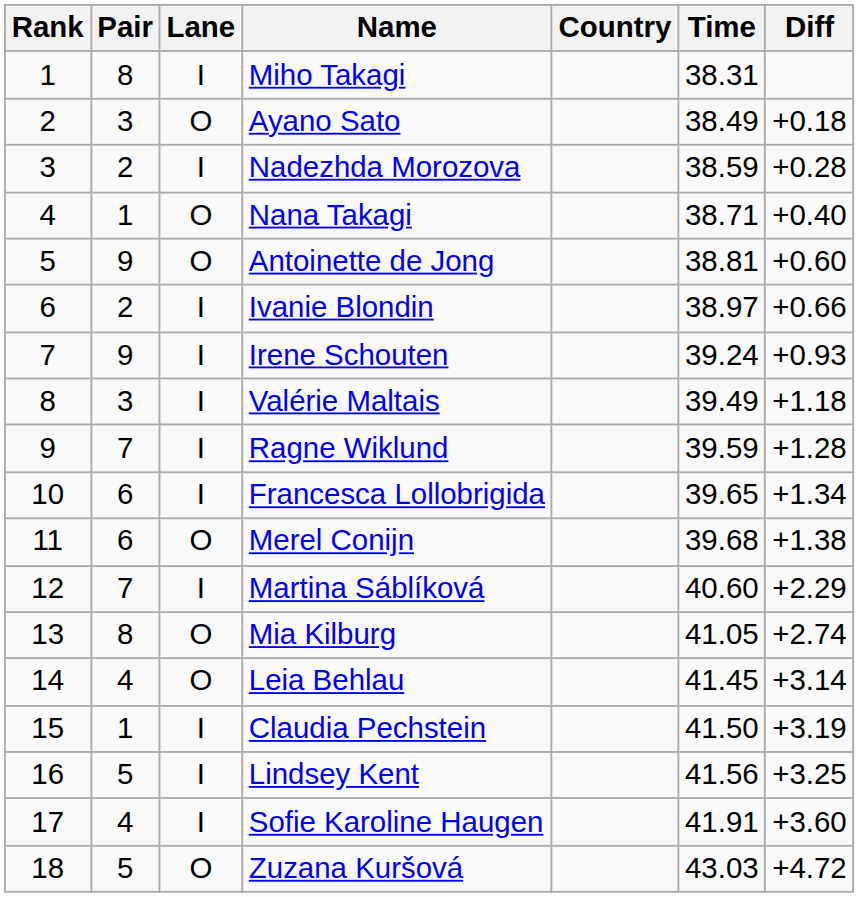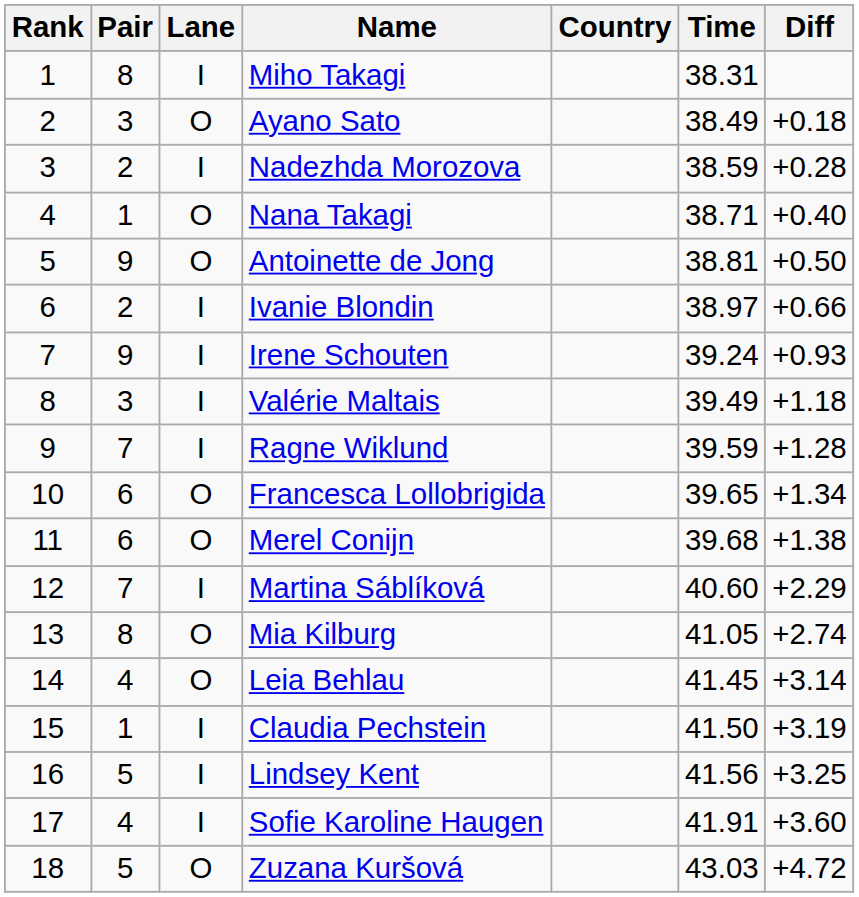(809, 261) +0.60 -> (809, 261) +0.50
(201, 494) I -> (201, 494) O
